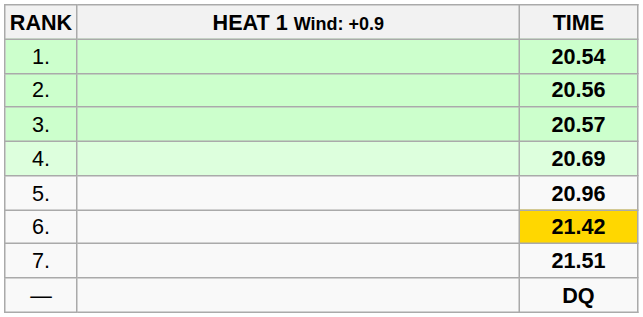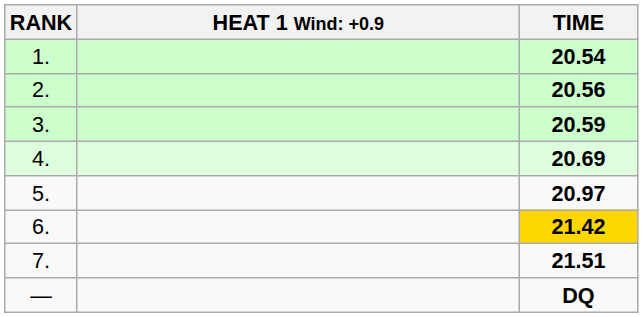(578, 125) 20.57 -> (578, 125) 20.59
(578, 193) 20.96 -> (578, 193) 20.97
